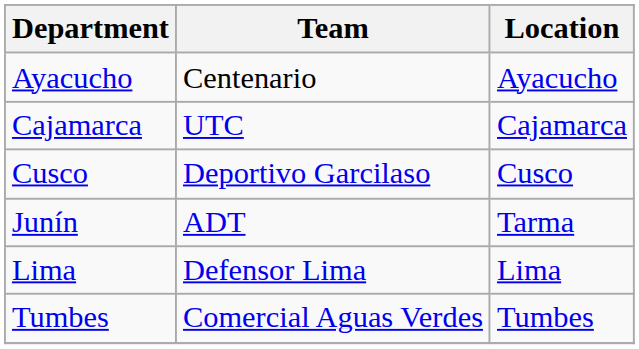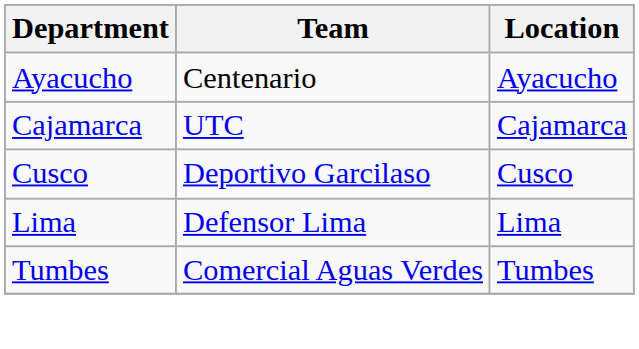- row: (45, 221)
